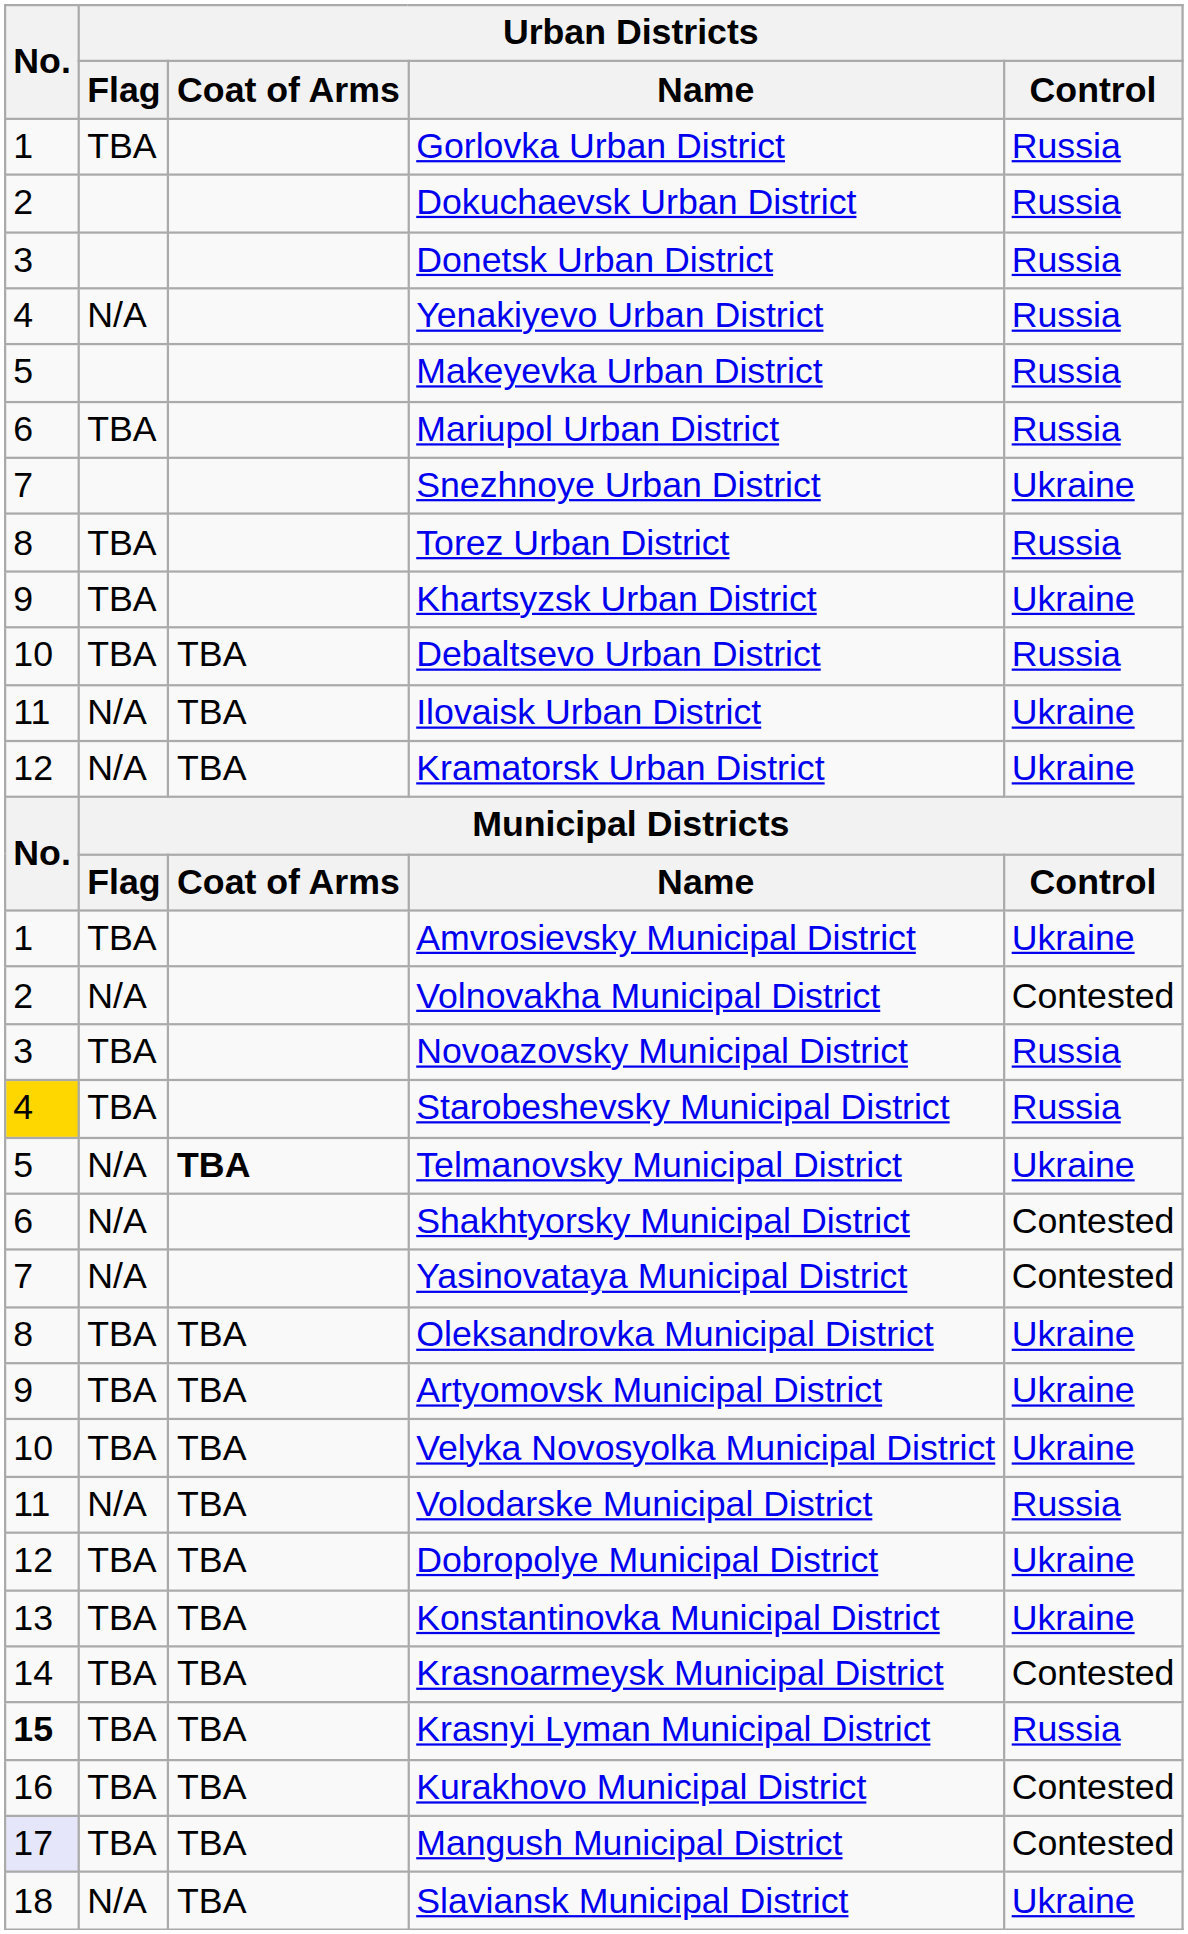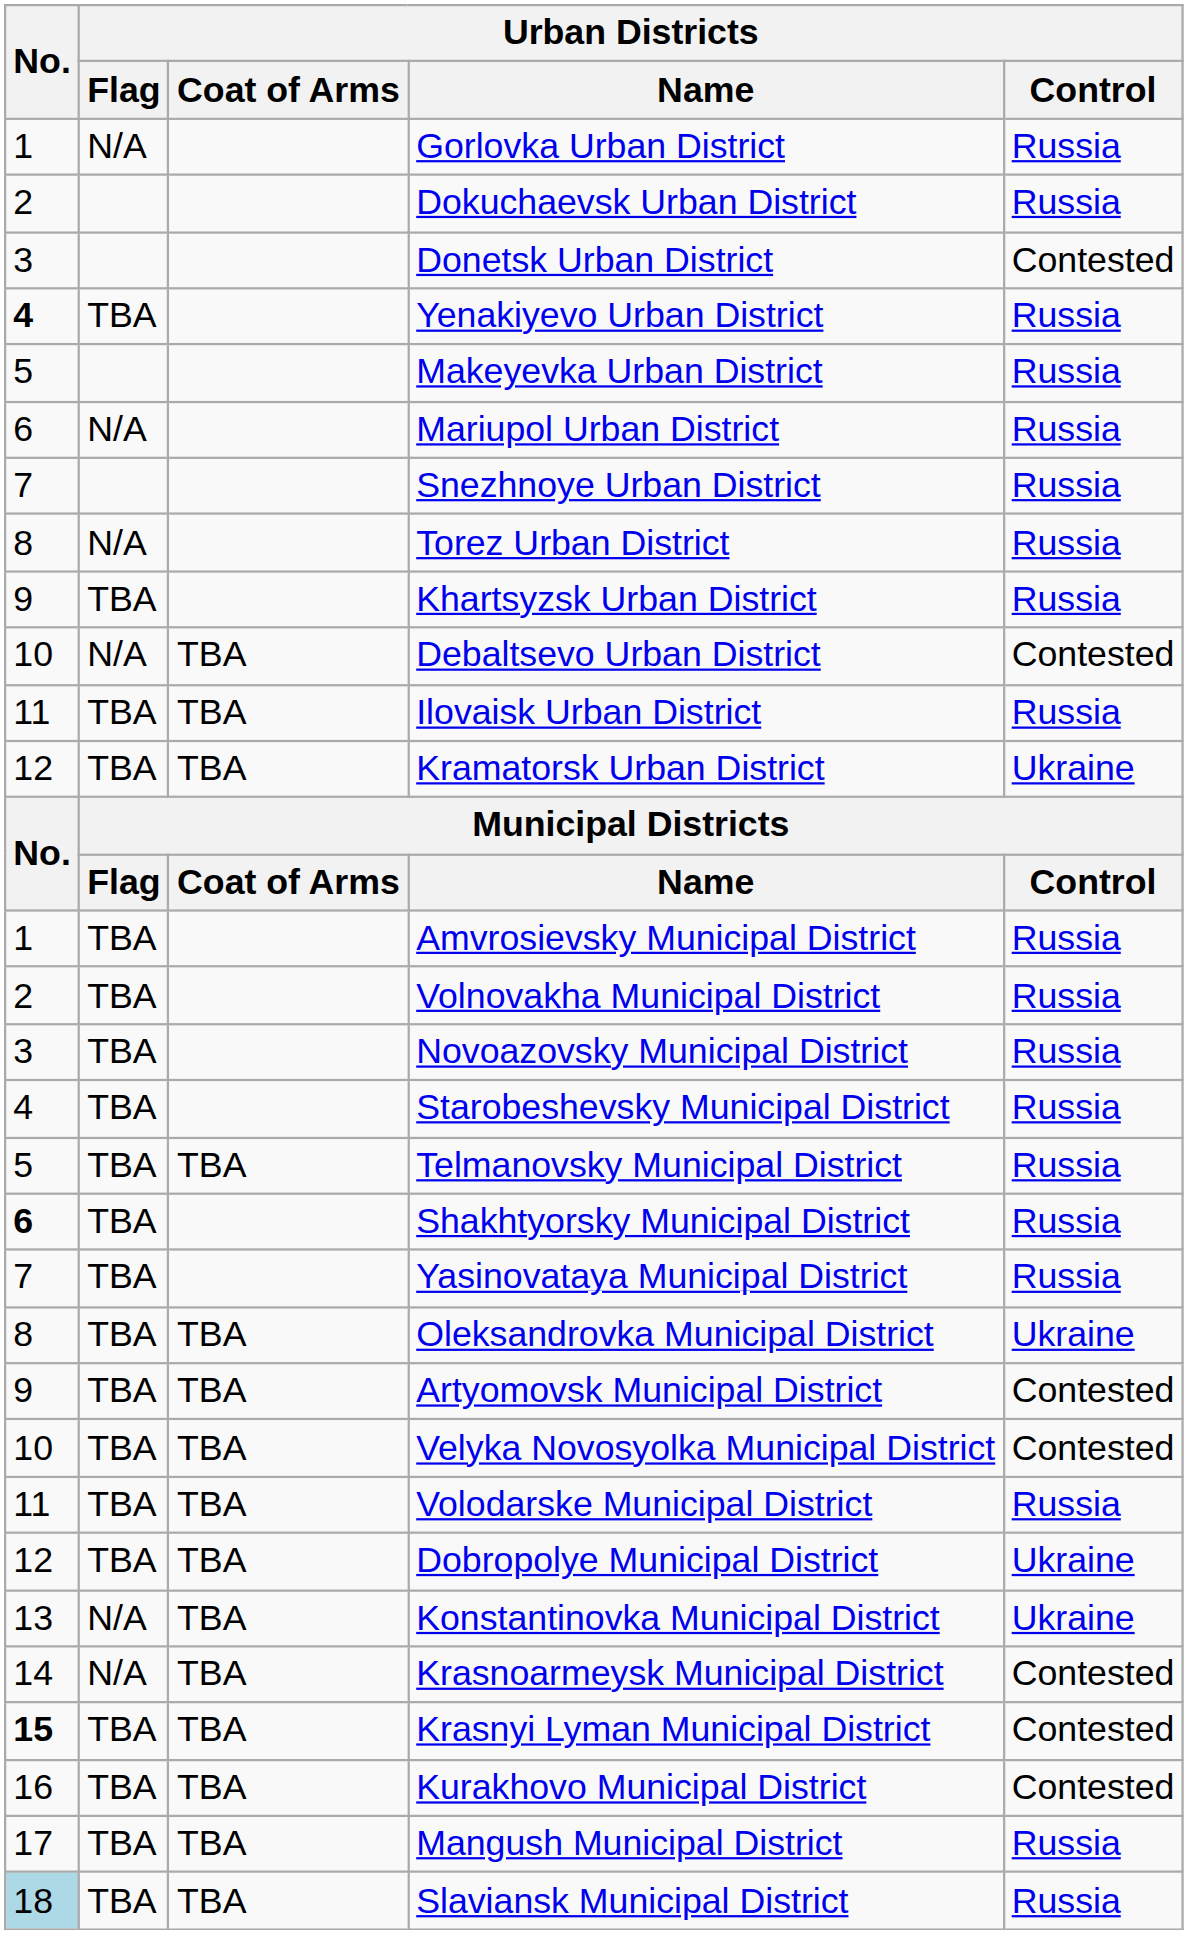(122, 145) TBA -> (117, 145) N/A
(1066, 259) Russia -> (1093, 259) Contested
(23, 315) normal -> (23, 315) bold
(117, 315) N/A -> (122, 315) TBA
(122, 428) TBA -> (117, 428) N/A
(1073, 485) Ukraine -> (1066, 485) Russia
(122, 542) TBA -> (117, 542) N/A
(1073, 598) Ukraine -> (1066, 598) Russia
(122, 655) TBA -> (117, 655) N/A
(1066, 655) Russia -> (1093, 655) Contested
(117, 711) N/A -> (122, 711) TBA
(1073, 711) Ukraine -> (1066, 711) Russia
(117, 768) N/A -> (122, 768) TBA
(1073, 938) Ukraine -> (1066, 938) Russia
(117, 994) N/A -> (122, 994) TBA
(1093, 994) Contested -> (1066, 994) Russia
(23, 1107) gold background -> (23, 1107) no background
(117, 1164) N/A -> (122, 1164) TBA
(214, 1164) bold -> (212, 1164) normal
(1073, 1164) Ukraine -> (1066, 1164) Russia
(23, 1221) normal -> (23, 1221) bold
(117, 1221) N/A -> (122, 1221) TBA
(1093, 1221) Contested -> (1066, 1221) Russia
(117, 1277) N/A -> (122, 1277) TBA
(1093, 1277) Contested -> (1066, 1277) Russia
(1073, 1390) Ukraine -> (1093, 1390) Contested
(1073, 1447) Ukraine -> (1093, 1447) Contested
(117, 1504) N/A -> (122, 1504) TBA
(122, 1617) TBA -> (117, 1617) N/A
(122, 1673) TBA -> (117, 1673) N/A
(1066, 1730) Russia -> (1093, 1730) Contested
(33, 1843) lavender background -> (33, 1843) no background
(1093, 1843) Contested -> (1066, 1843) Russia
(33, 1900) no background -> (33, 1900) lightblue background
(117, 1900) N/A -> (122, 1900) TBA
(1073, 1900) Ukraine -> (1066, 1900) Russia
